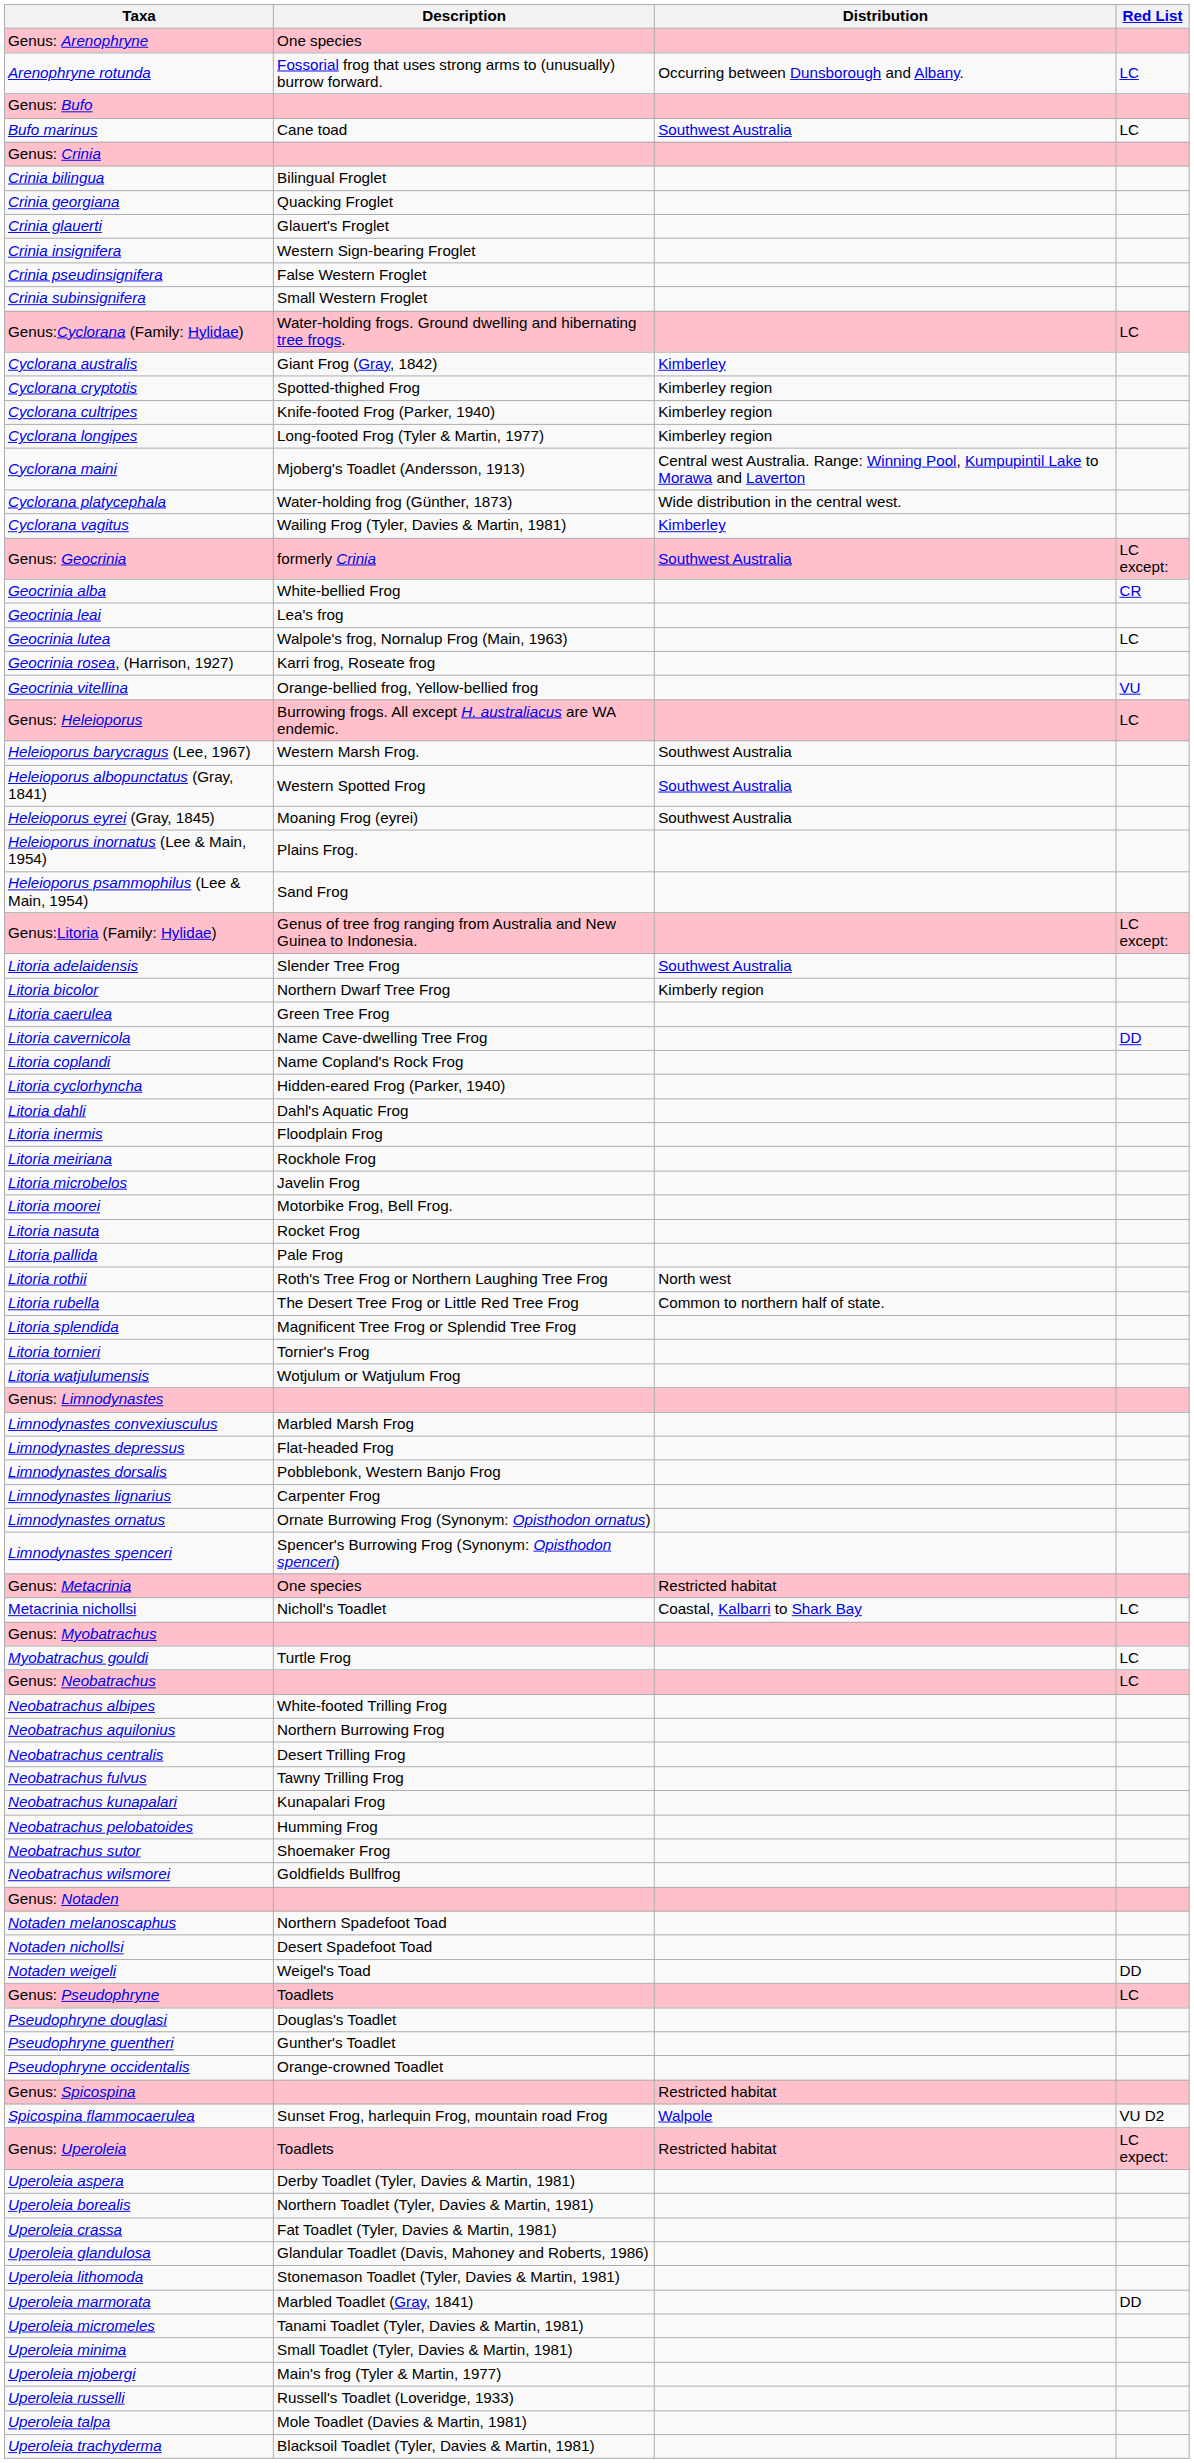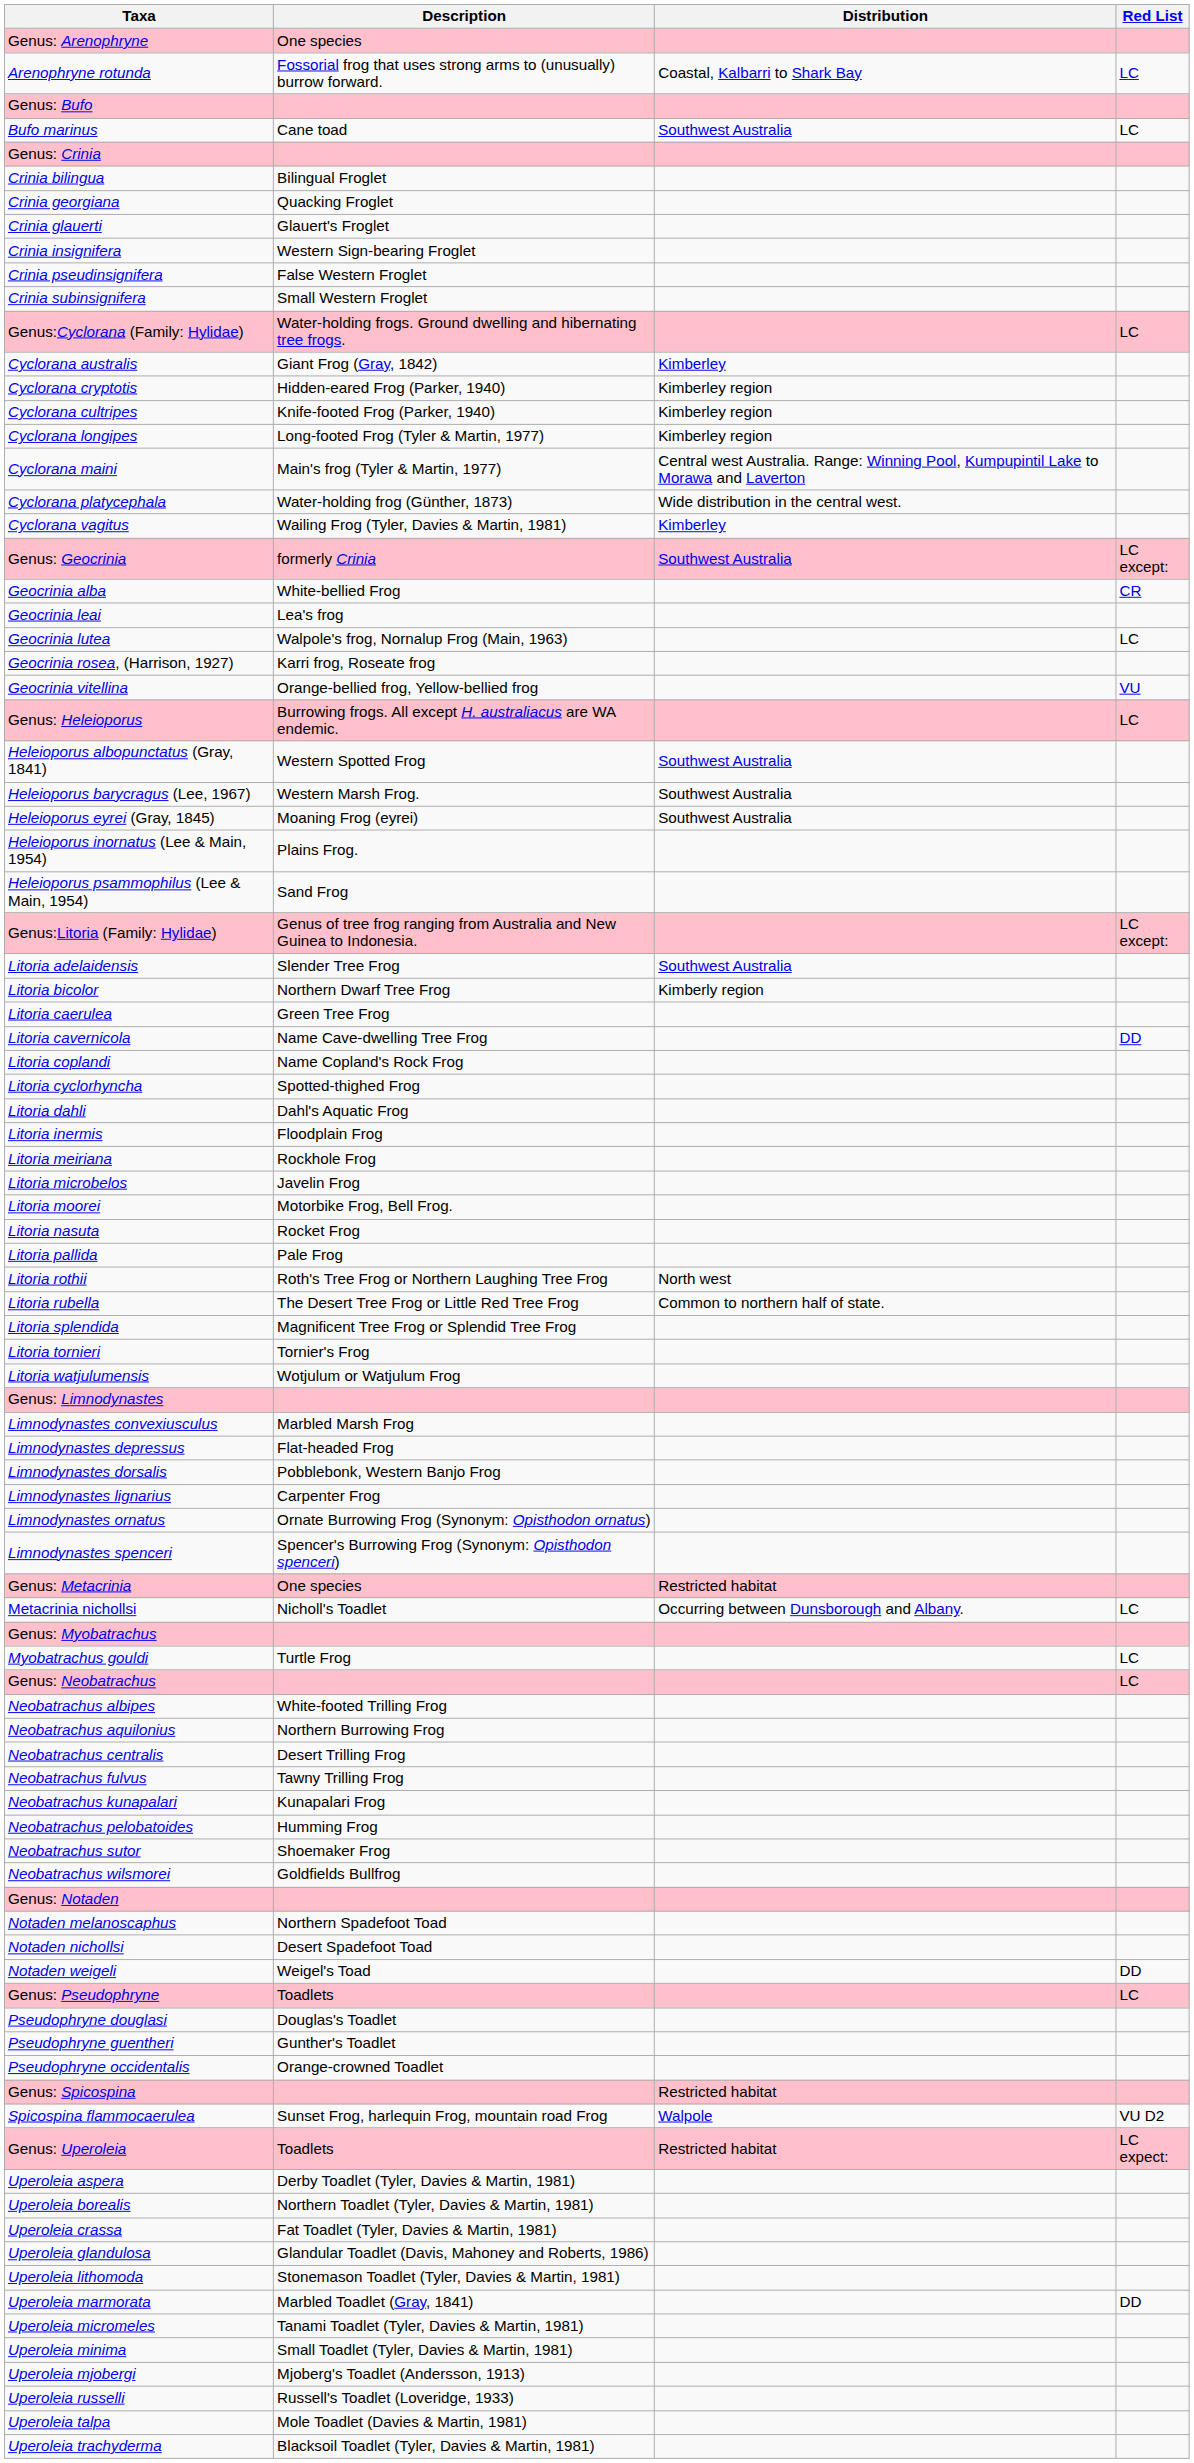(811, 73) Occurring between Dunsborough and Albany. -> (760, 73) Coastal, Kalbarri to Shark Bay
(349, 388) Spotted-thighed Frog -> (391, 388) Hidden-eared Frog (Parker, 1940)
(401, 469) Mjoberg's Toadlet (Andersson, 1913) -> (389, 469) Main's frog (Tyler & Martin, 1977)
rows swapped: (121, 785) <-> (129, 752)
(391, 1086) Hidden-eared Frog (Parker, 1940) -> (349, 1086) Spotted-thighed Frog
(760, 1609) Coastal, Kalbarri to Shark Bay -> (811, 1609) Occurring between Dunsborough and Albany.
(389, 2374) Main's frog (Tyler & Martin, 1977) -> (401, 2374) Mjoberg's Toadlet (Andersson, 1913)
